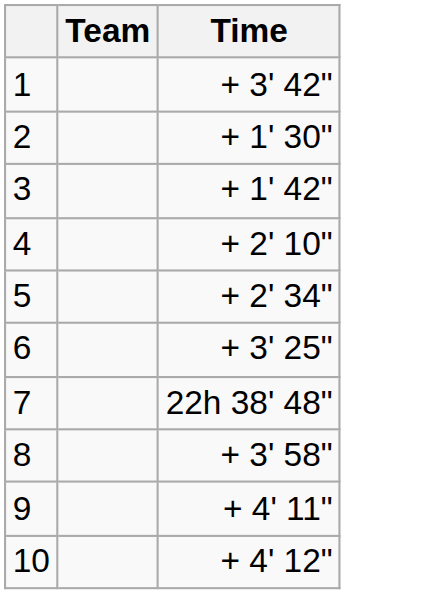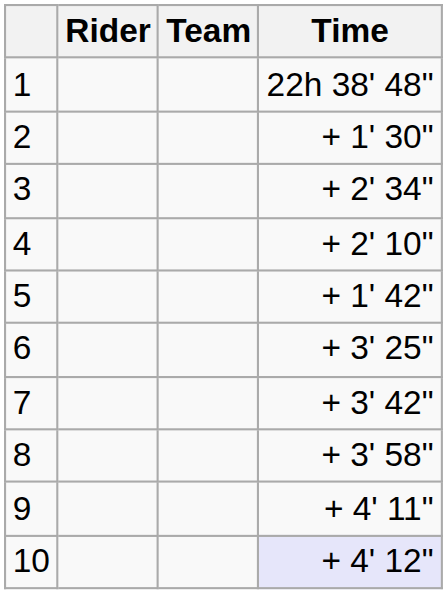+ column: (108, 31)
(277, 84) + 3' 42" -> (350, 84) 22h 38' 48"
(277, 190) + 1' 42" -> (378, 190) + 2' 34"
(277, 296) + 2' 34" -> (378, 296) + 1' 42"
(249, 402) 22h 38' 48" -> (378, 402) + 3' 42"
(277, 561) no background -> (378, 561) lavender background
